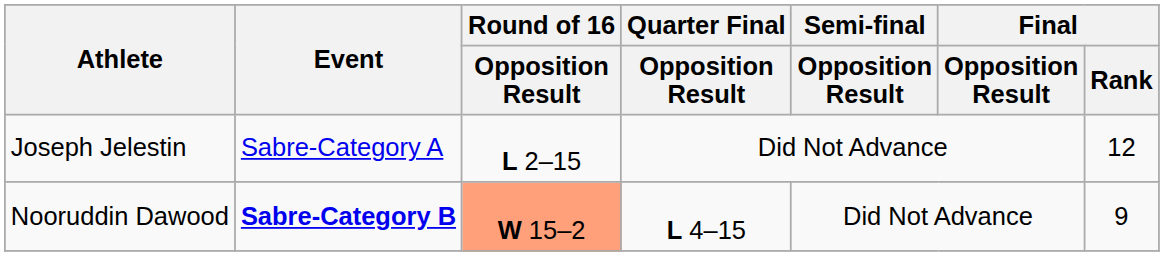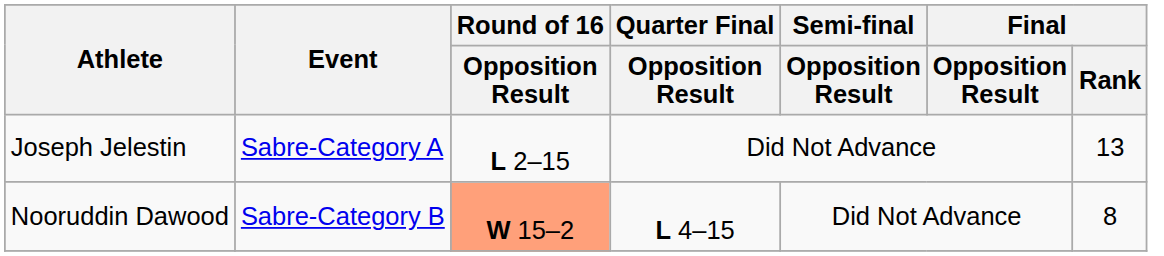(1121, 148) 12 -> (1110, 148) 13
(348, 217) bold -> (343, 217) normal
(1121, 217) 9 -> (1110, 217) 8
